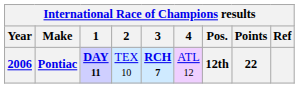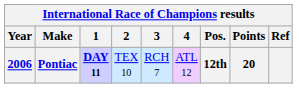(158, 65) bold -> (157, 64) normal
(251, 65) 22 -> (249, 65) 20
